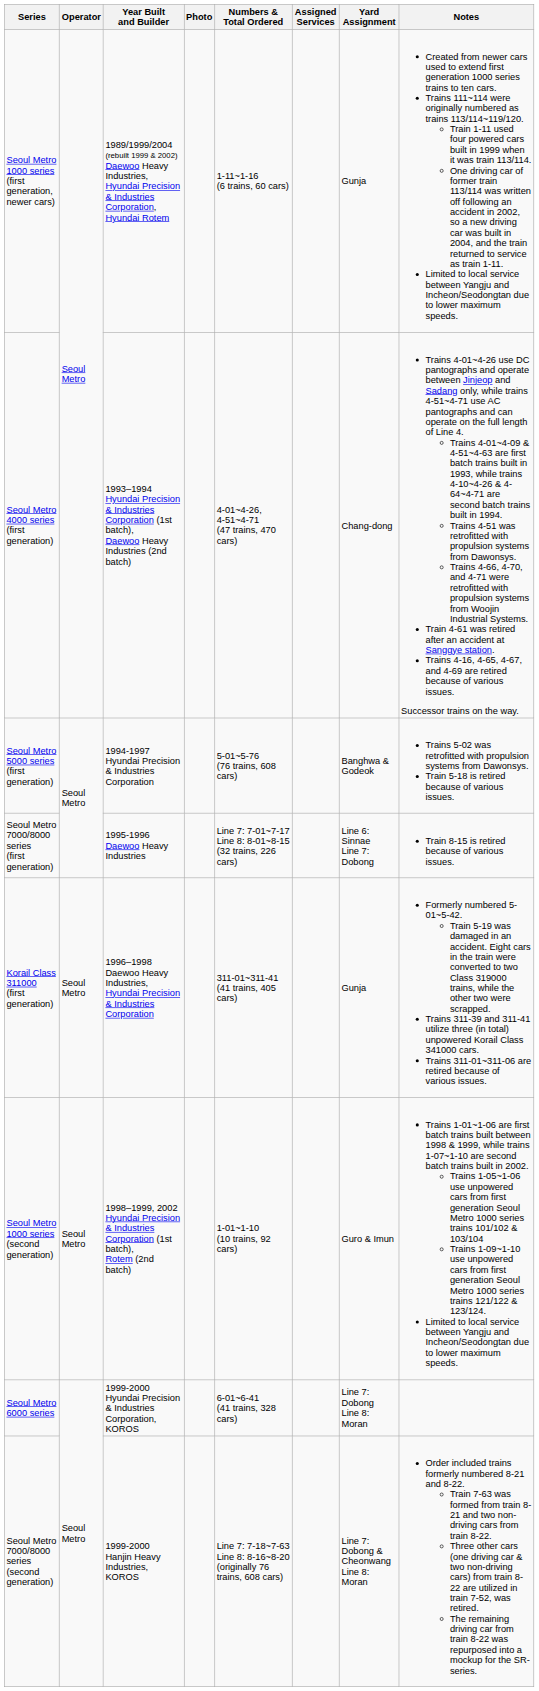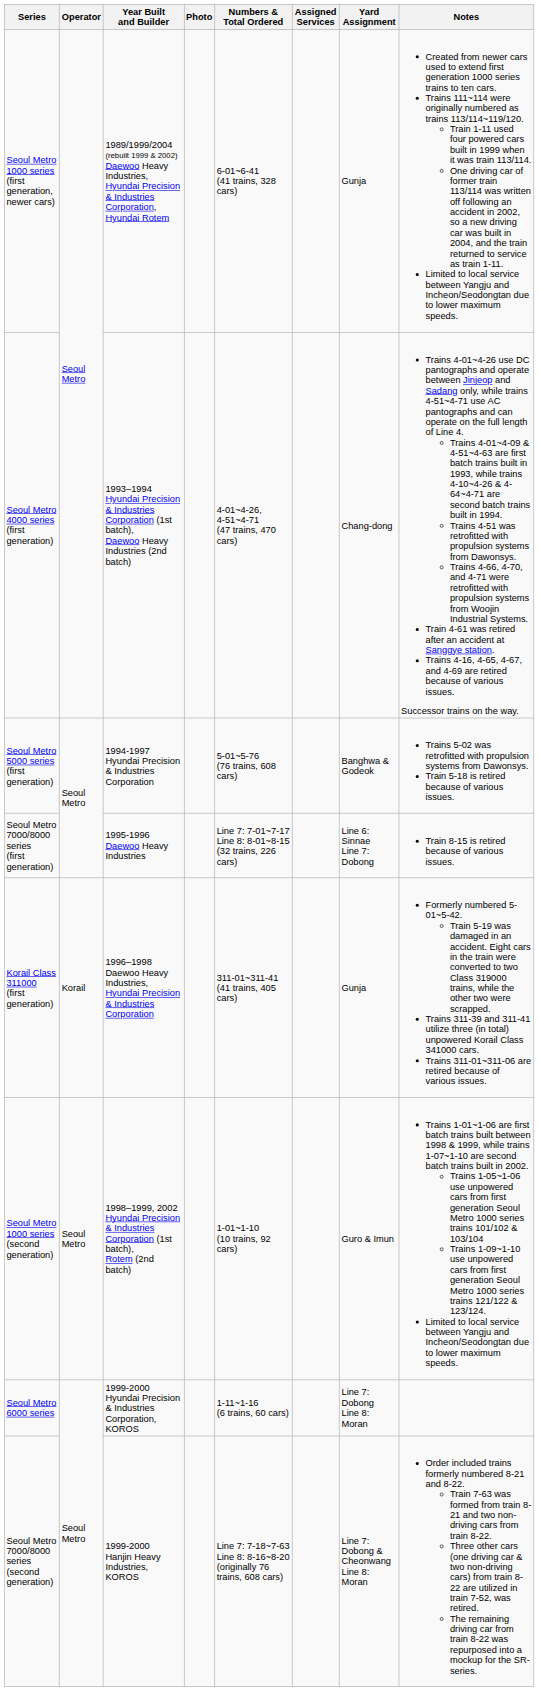(253, 181) 1-11~1-16 (6 trains, 60 cars) -> (246, 181) 6-01~6-41 (41 trains, 328 cars)
(73, 988) Seoul Metro -> (73, 988) Korail
(246, 1408) 6-01~6-41 (41 trains, 328 cars) -> (253, 1408) 1-11~1-16 (6 trains, 60 cars)
